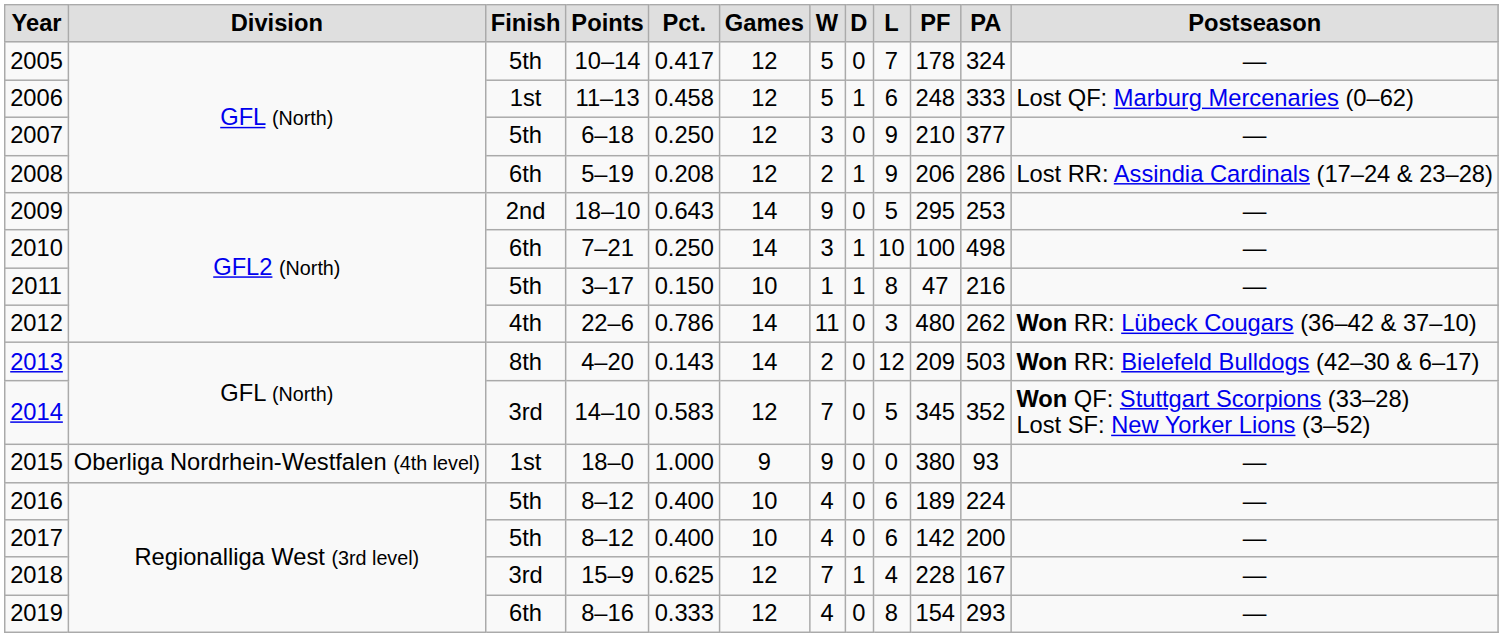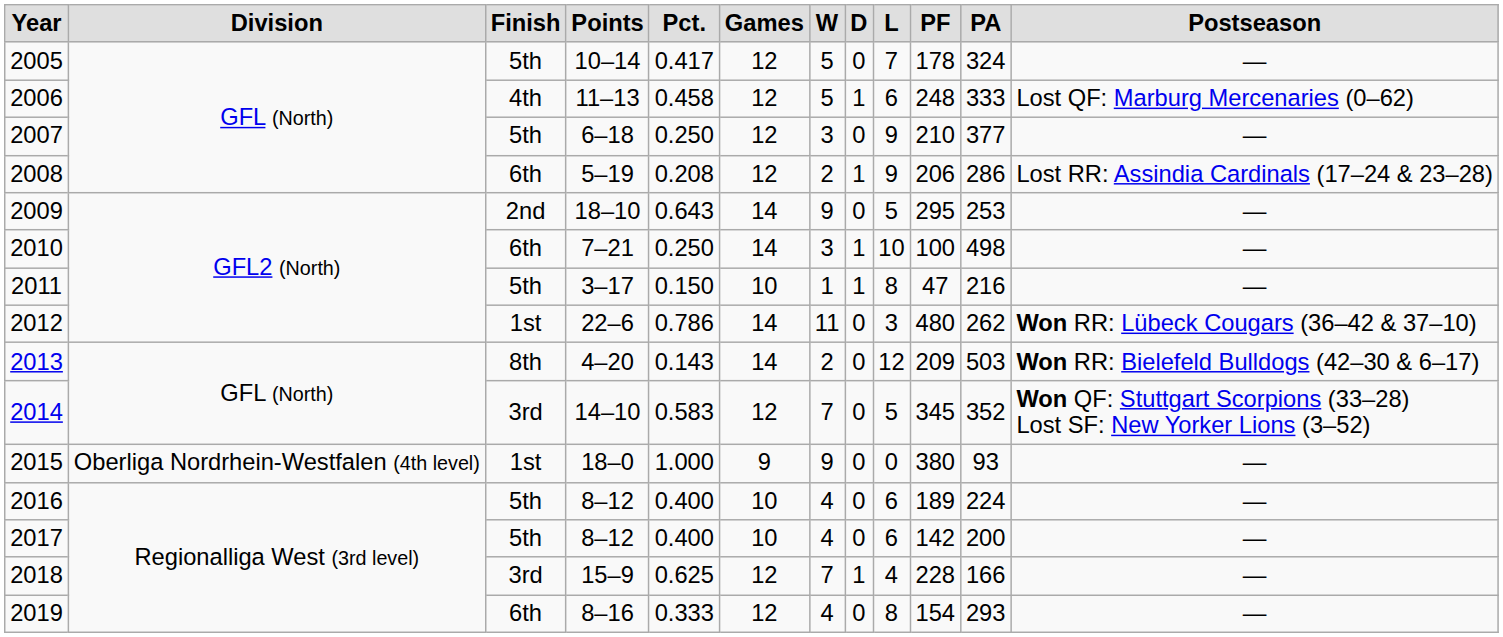(526, 98) 1st -> (526, 98) 4th
(526, 323) 4th -> (526, 323) 1st
(986, 575) 167 -> (986, 575) 166
